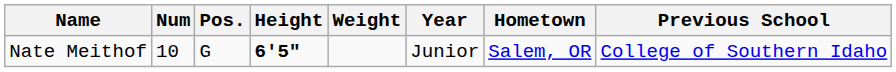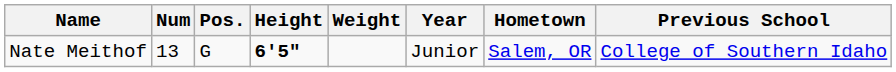(167, 51) 10 -> (167, 51) 13
